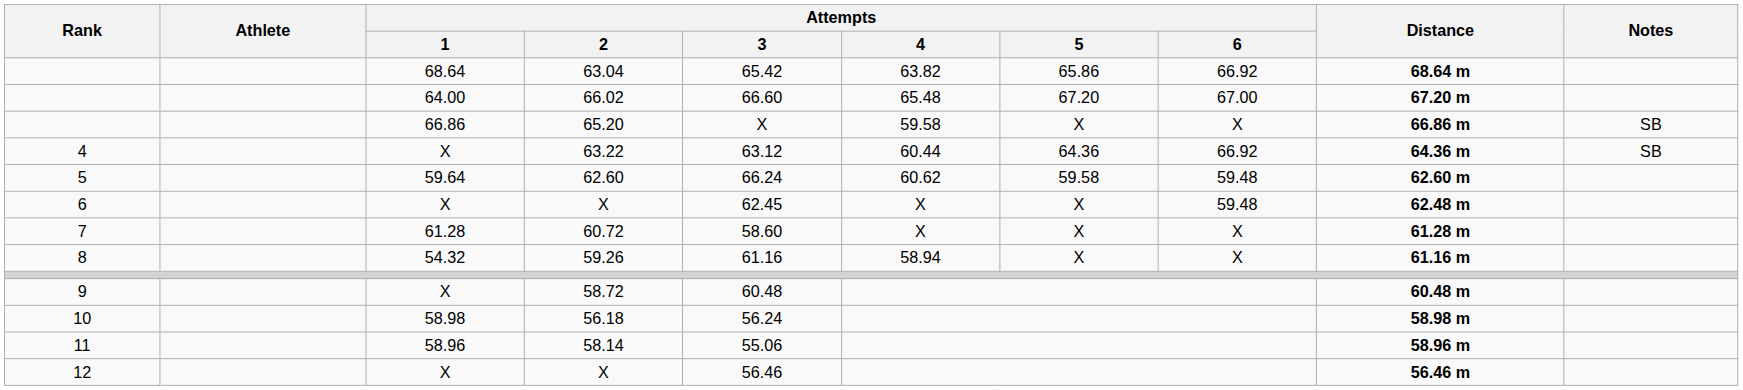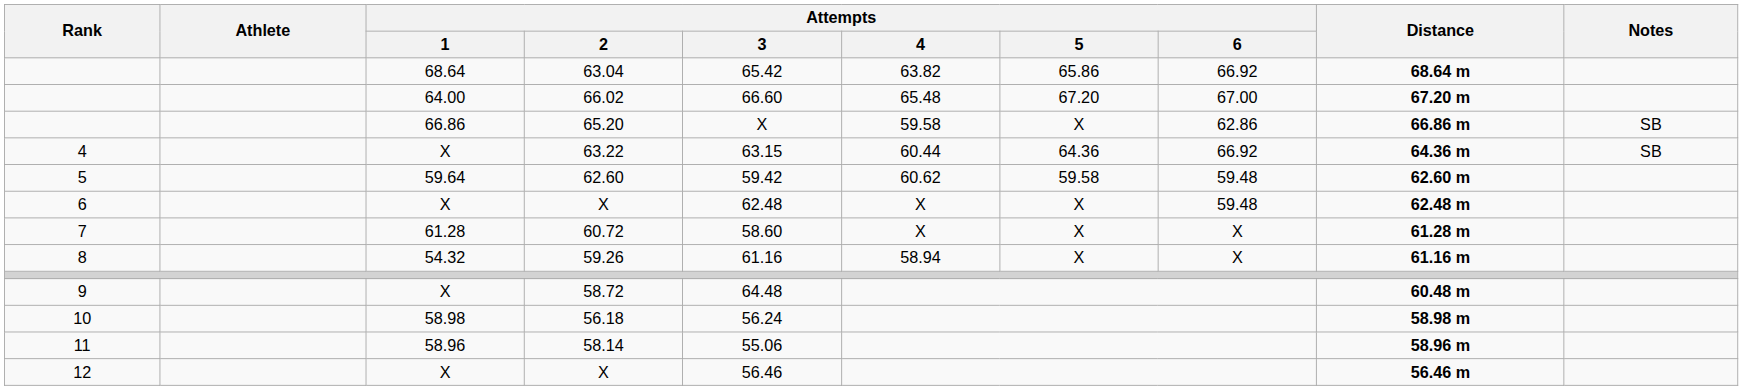(1237, 124) X -> (1237, 124) 62.86
(762, 150) 63.12 -> (762, 150) 63.15
(762, 177) 66.24 -> (762, 177) 59.42
(762, 204) 62.45 -> (762, 204) 62.48
(762, 291) 60.48 -> (762, 291) 64.48
